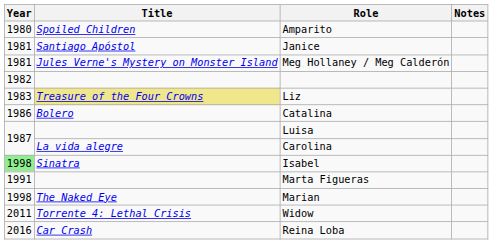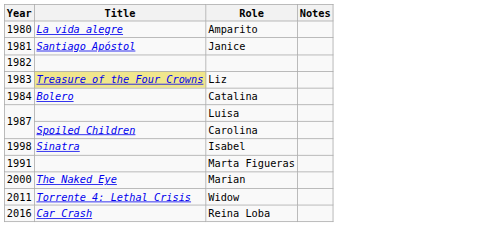(86, 30) Spoiled Children -> (80, 30) La vida alegre
- row: (366, 63)
(19, 113) 1986 -> (19, 96) 1984
(80, 147) La vida alegre -> (86, 130) Spoiled Children
(19, 163) lightgreen background -> (19, 147) no background
(19, 197) 1998 -> (19, 180) 2000
